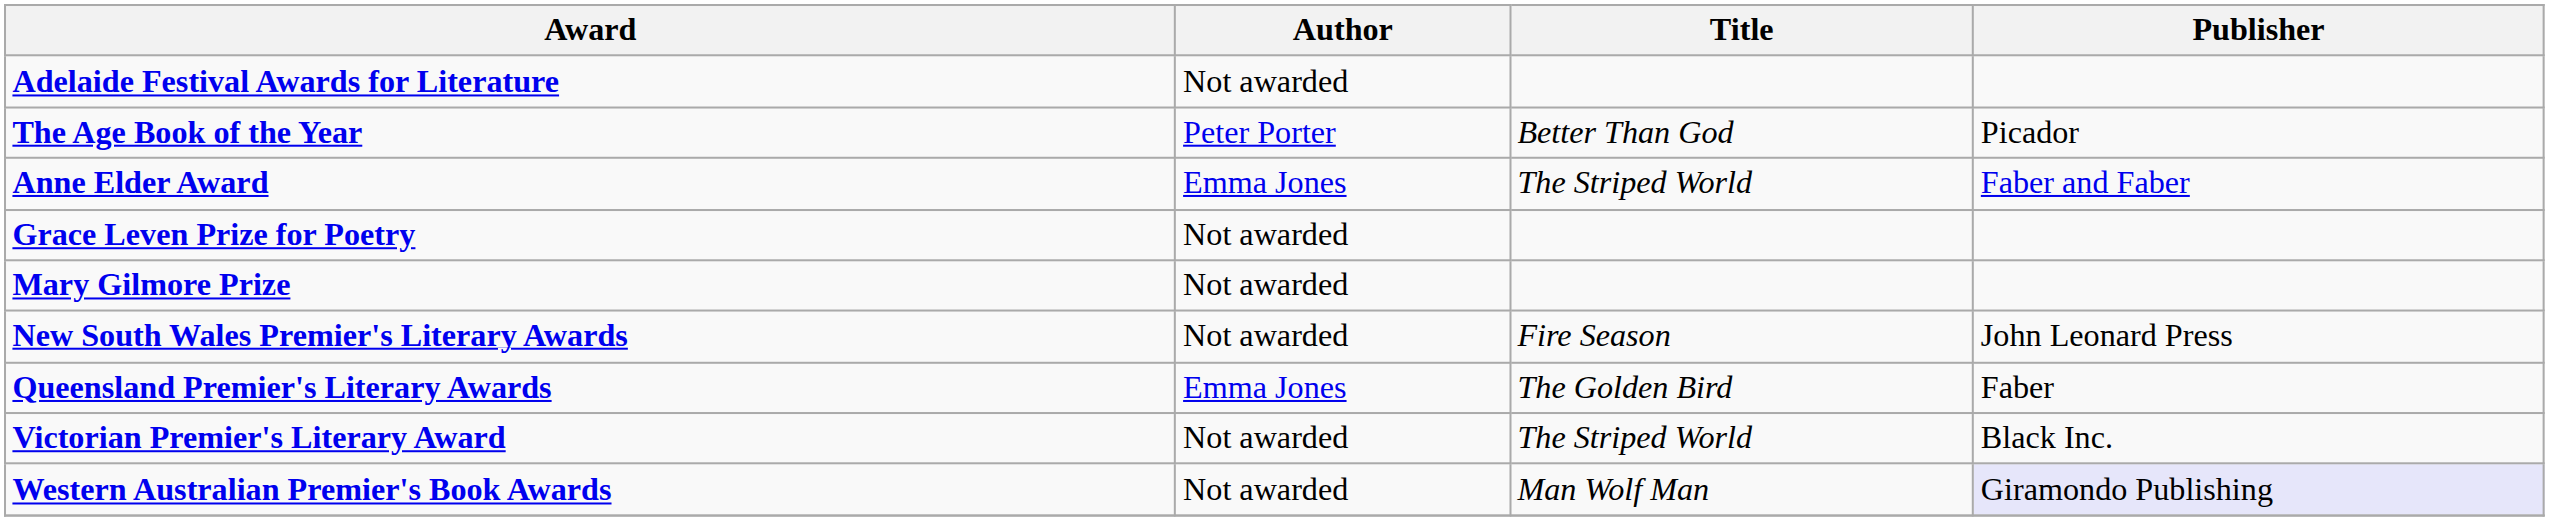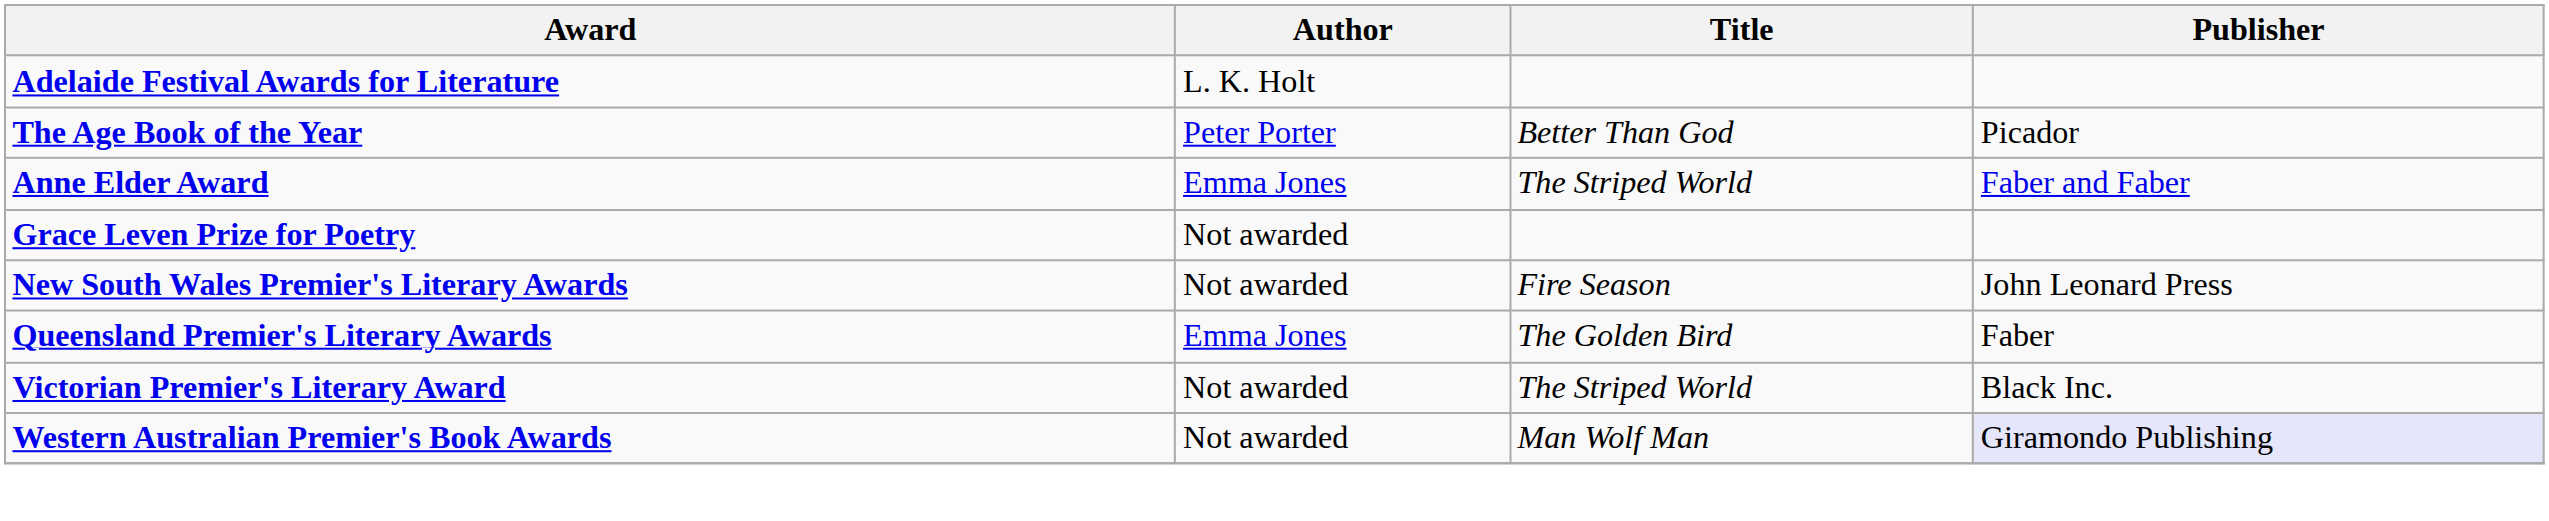(1266, 81) Not awarded -> (1249, 81) L. K. Holt
- row: (151, 285)
